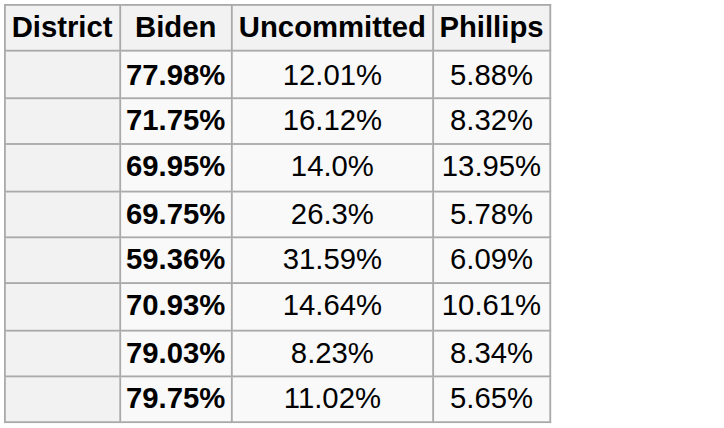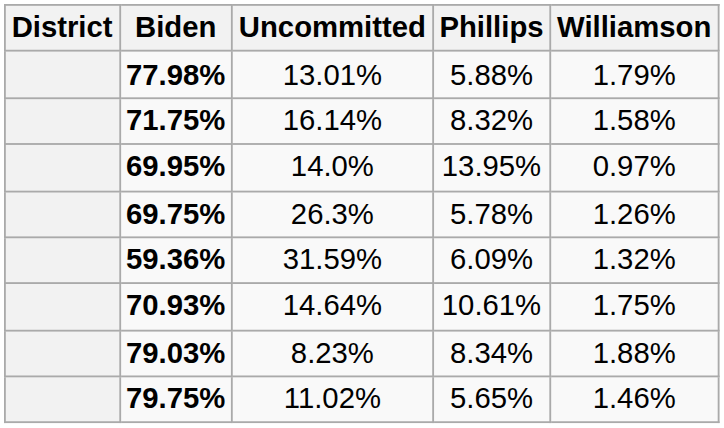+ column: (634, 27)
(332, 74) 12.01% -> (332, 74) 13.01%
(332, 120) 16.12% -> (332, 120) 16.14%
